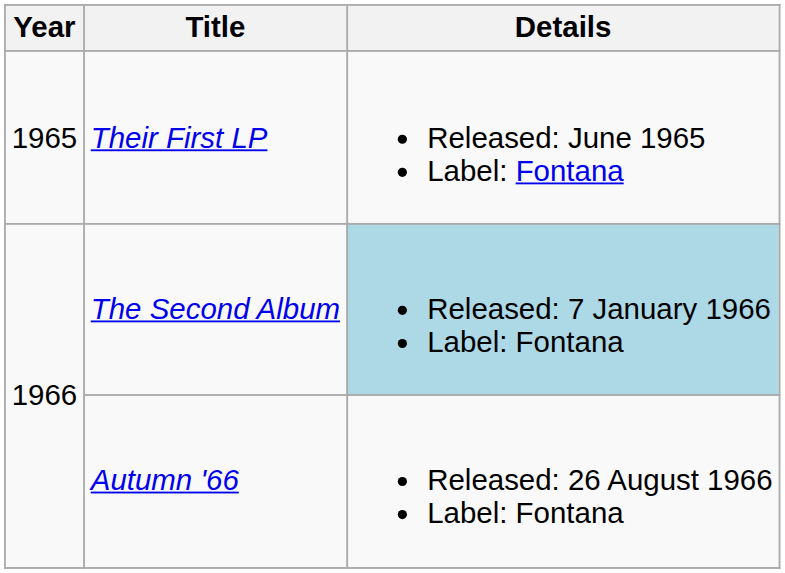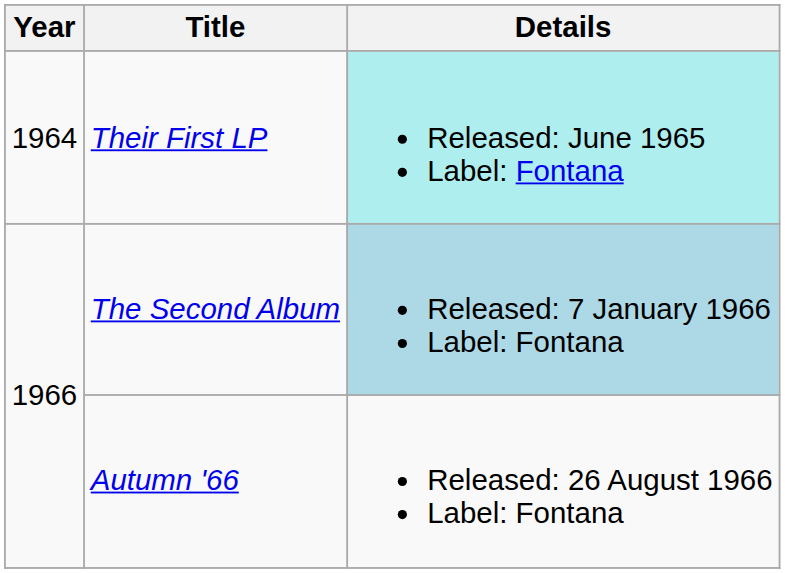(44, 137) 1965 -> (44, 137) 1964
(563, 154) no background -> (563, 154) paleturquoise background
